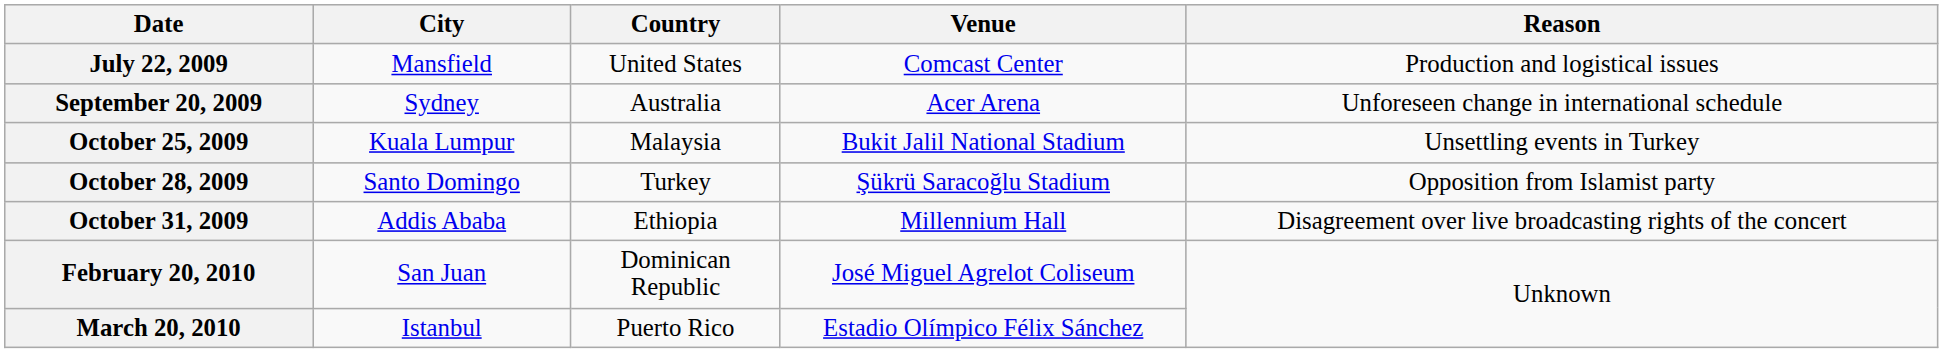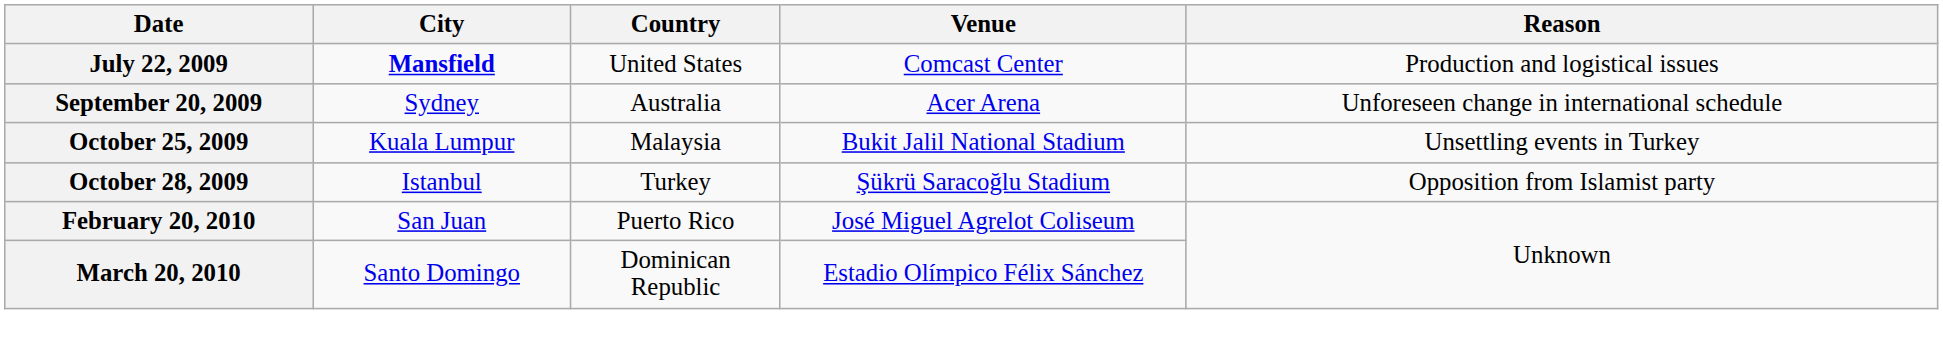(442, 63) normal -> (442, 63) bold
(442, 181) Santo Domingo -> (442, 181) Istanbul
- row: (159, 220)
(676, 274) Dominican Republic -> (676, 220) Puerto Rico
(442, 327) Istanbul -> (442, 274) Santo Domingo
(676, 327) Puerto Rico -> (676, 274) Dominican Republic
